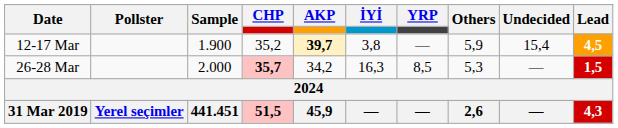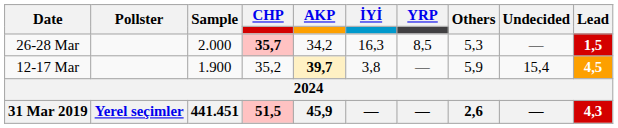rows swapped: (48, 66) <-> (48, 44)
